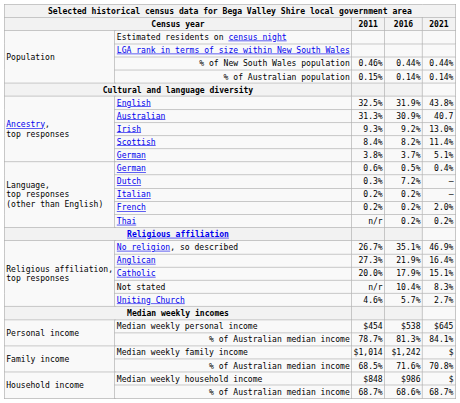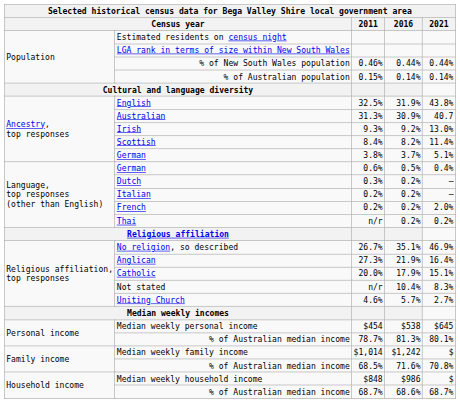(408, 182) 7.2% -> (408, 182) 0.2%
(439, 339) 84.1% -> (439, 339) 80.1%
